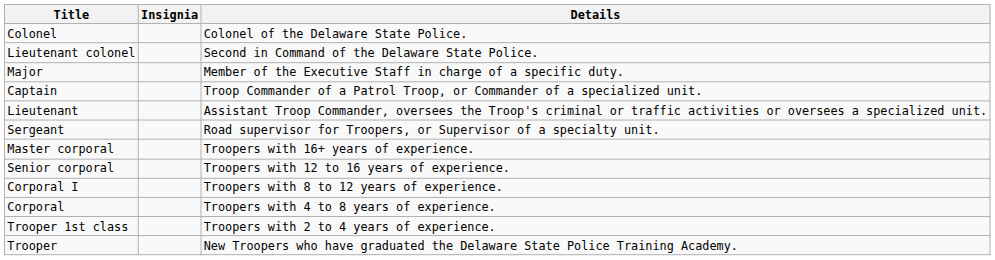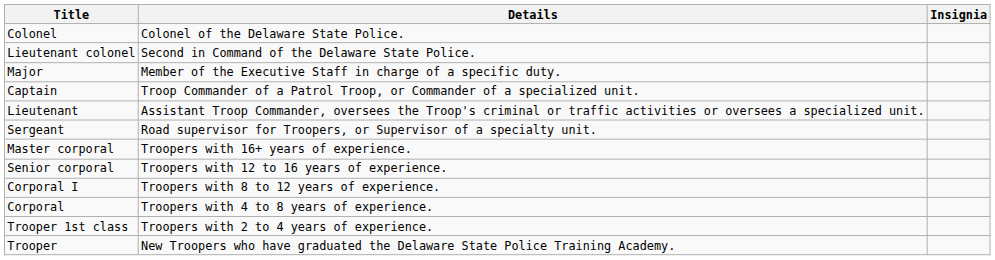columns swapped: (170, 14) <-> (595, 14)
